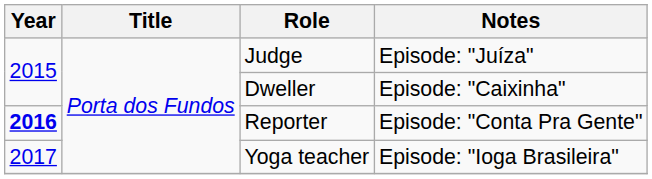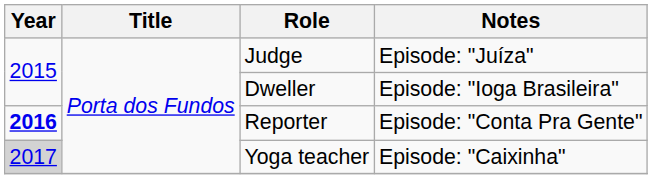(472, 88) Episode: "Caixinha" -> (499, 88) Episode: "Ioga Brasileira"
(33, 156) no background -> (33, 156) lightgrey background
(499, 156) Episode: "Ioga Brasileira" -> (472, 156) Episode: "Caixinha"
